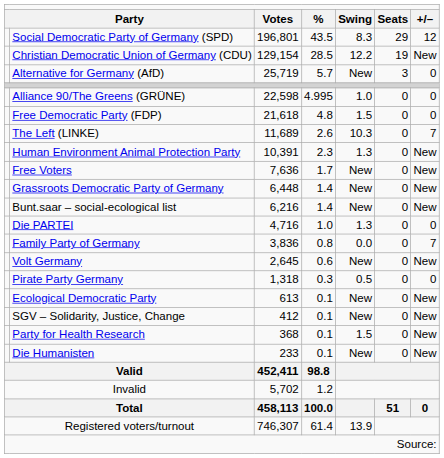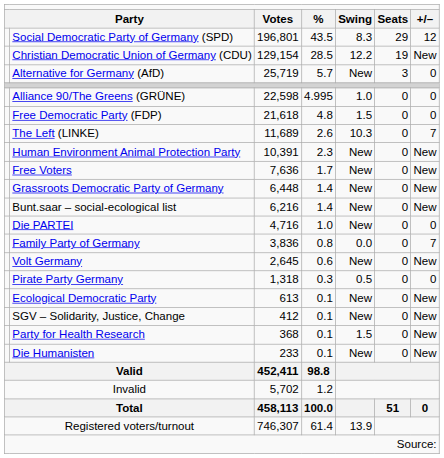(364, 152) 1.3 -> (361, 152) New
(364, 225) 1.3 -> (361, 225) New
